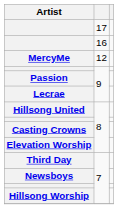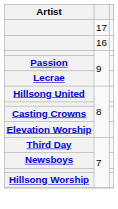- row: (49, 58)
